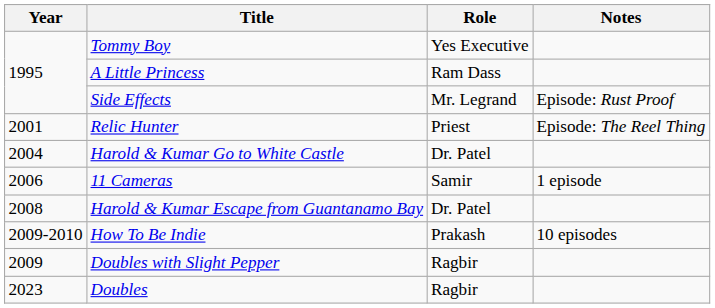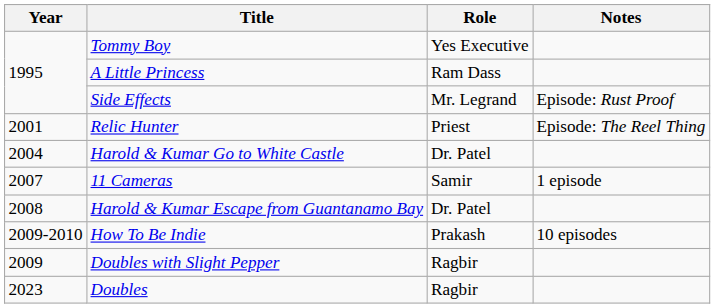(26, 180) 2006 -> (26, 180) 2007
